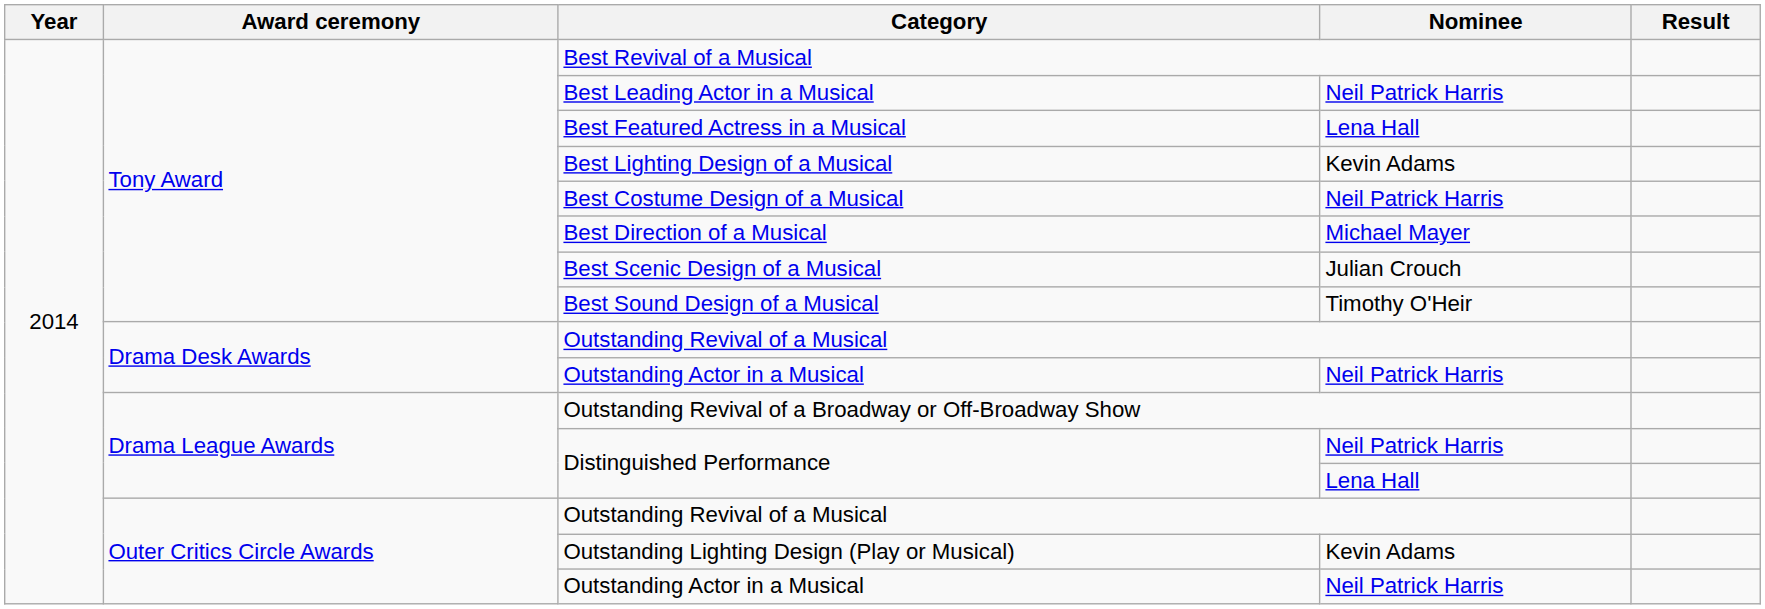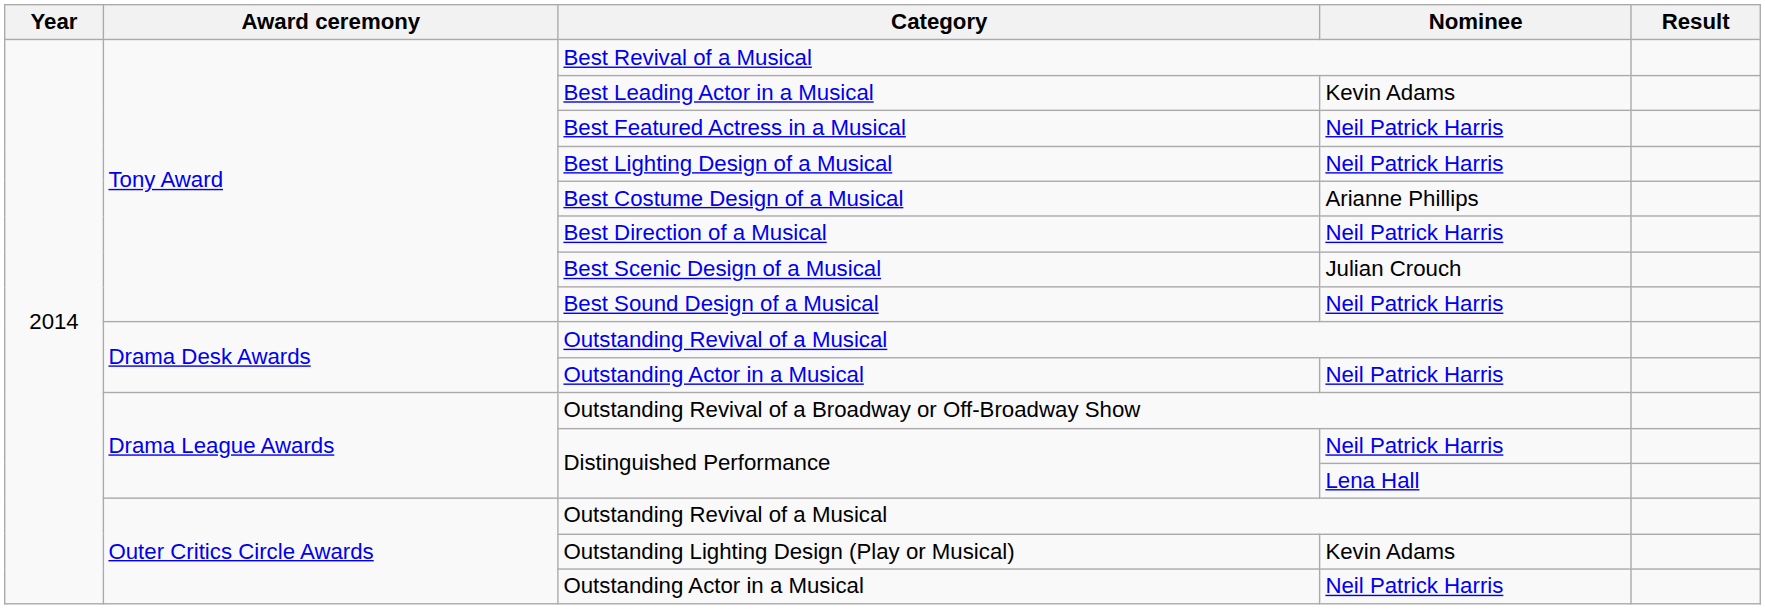(1414, 92) Neil Patrick Harris -> (1390, 92) Kevin Adams
(1372, 127) Lena Hall -> (1414, 127) Neil Patrick Harris
(1390, 163) Kevin Adams -> (1414, 163) Neil Patrick Harris
(1414, 198) Neil Patrick Harris -> (1402, 198) Arianne Phillips
(1398, 233) Michael Mayer -> (1414, 233) Neil Patrick Harris
(1399, 304) Timothy O'Heir -> (1414, 304) Neil Patrick Harris
